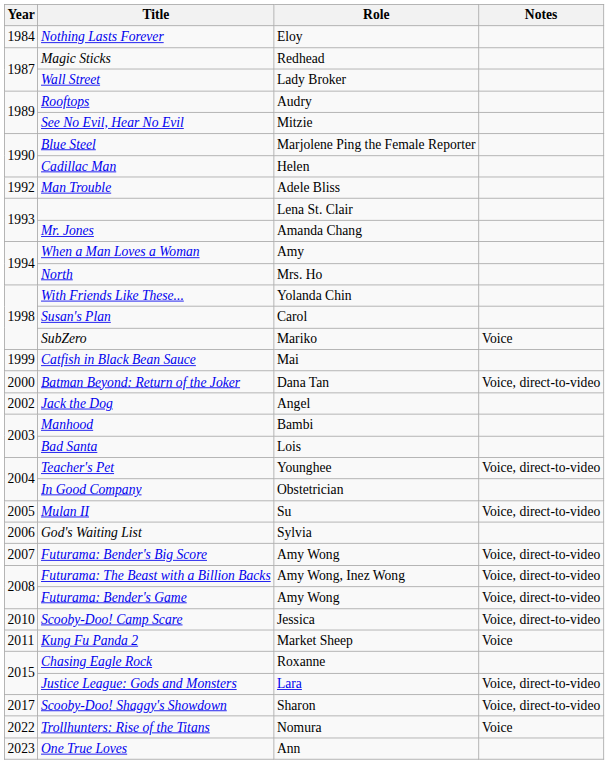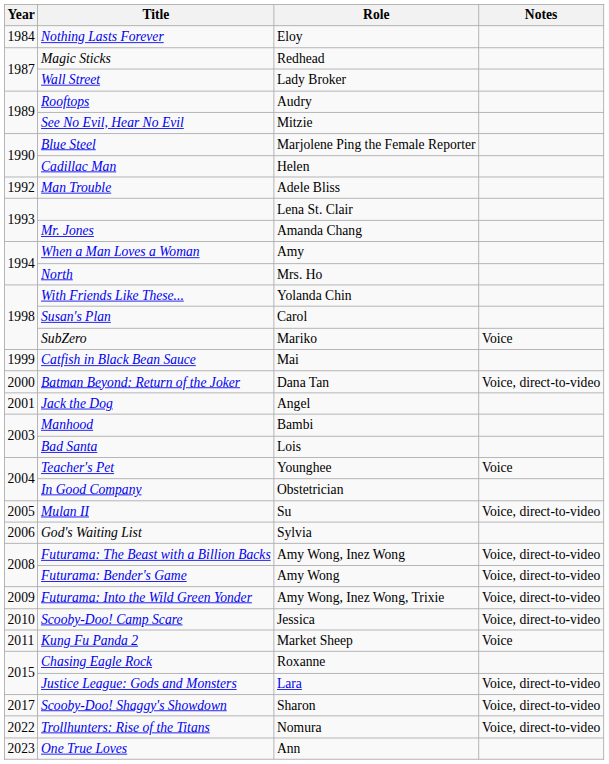(21, 403) 2002 -> (21, 403) 2001
(541, 468) Voice, direct-to-video -> (497, 468) Voice
- row: (124, 554)
+ row: (146, 597)
(497, 727) Voice -> (541, 727) Voice, direct-to-video
